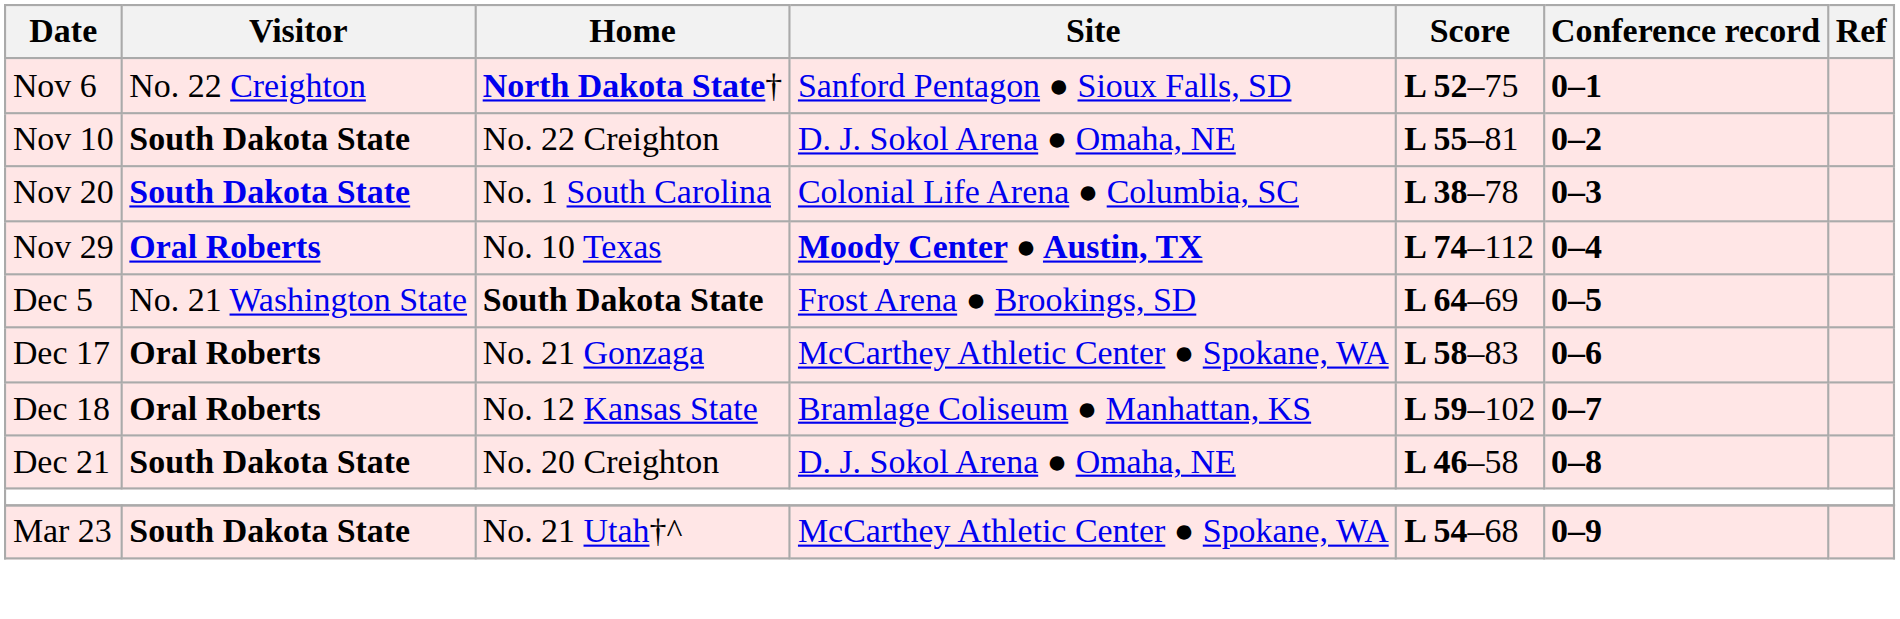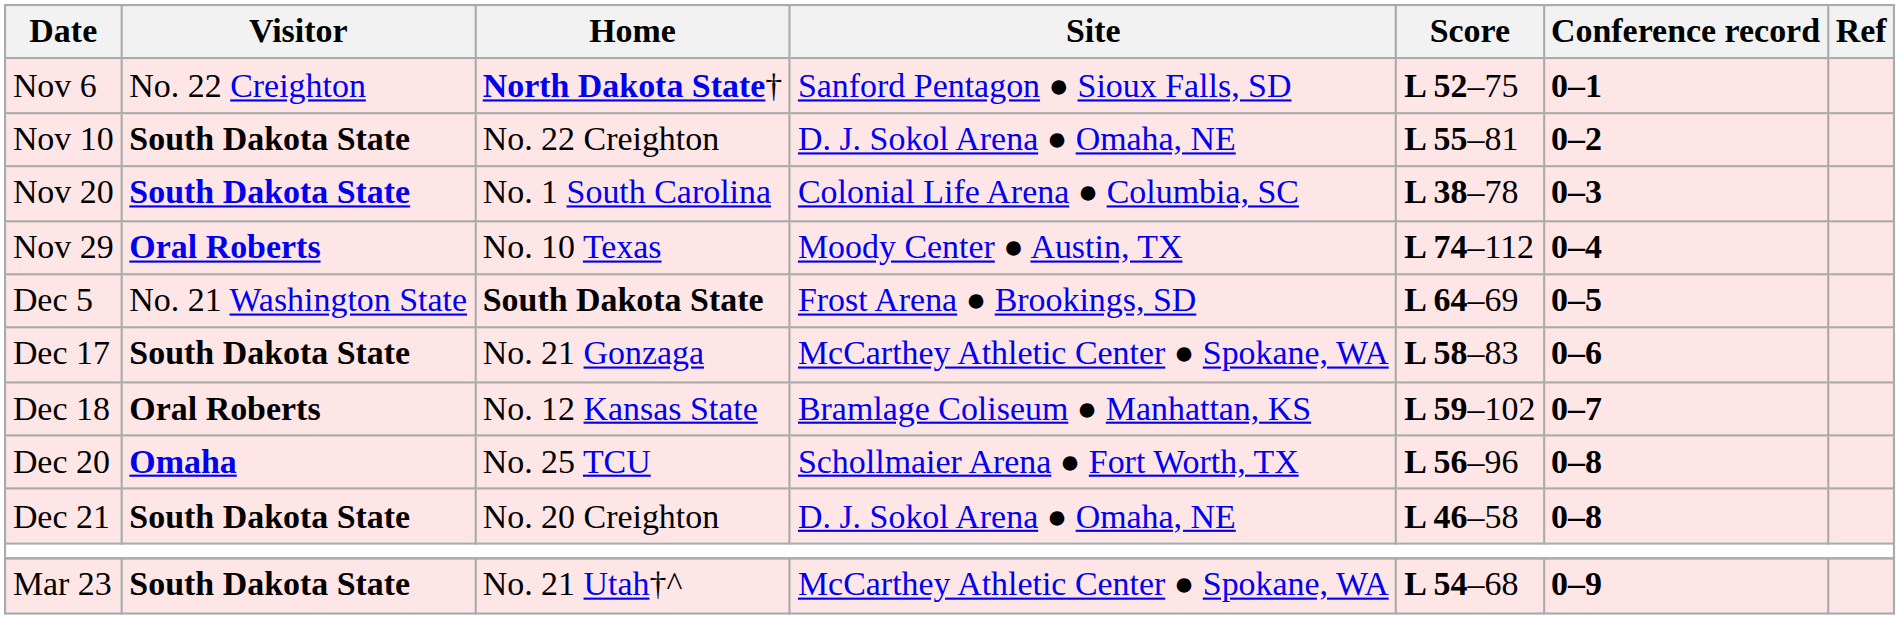(1000, 246) bold -> (990, 246) normal
(225, 354) Oral Roberts -> (270, 354) South Dakota State
+ row: (61, 461)
